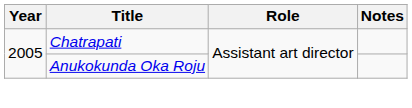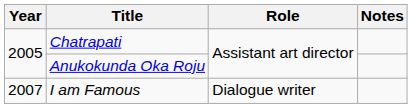+ row: (95, 90)
